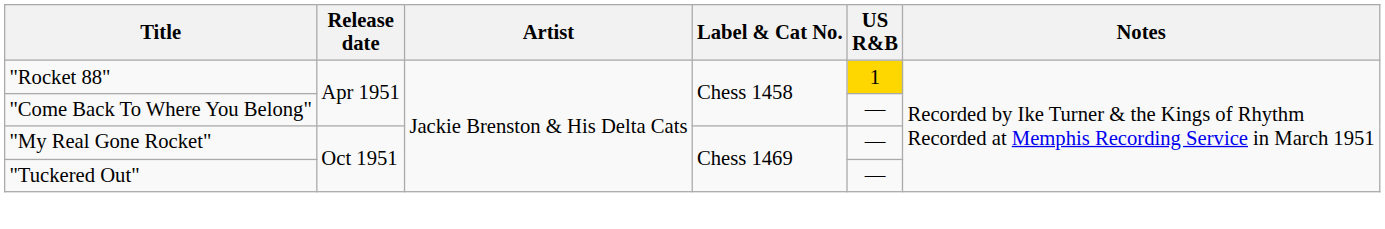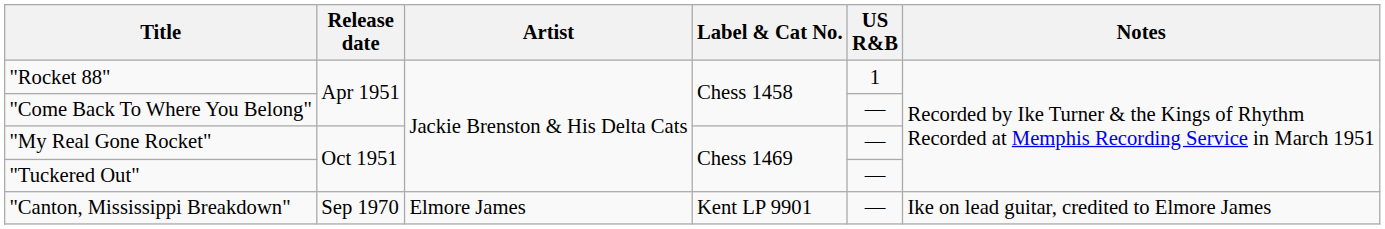(875, 76) gold background -> (875, 76) no background
+ row: (150, 207)
